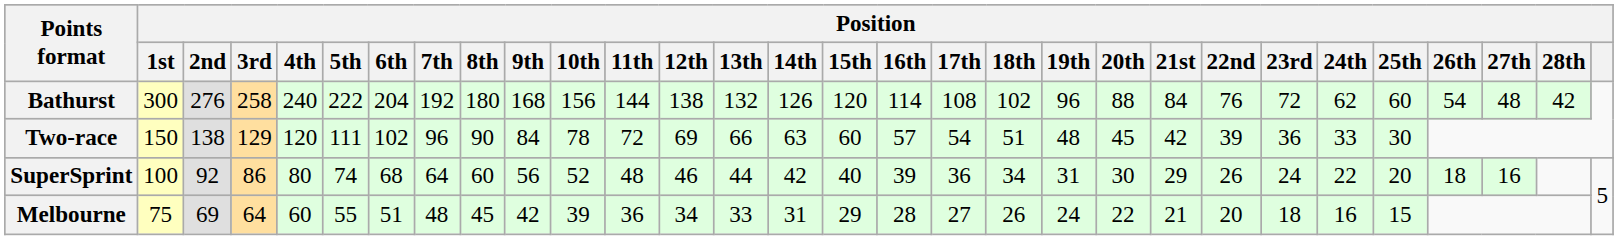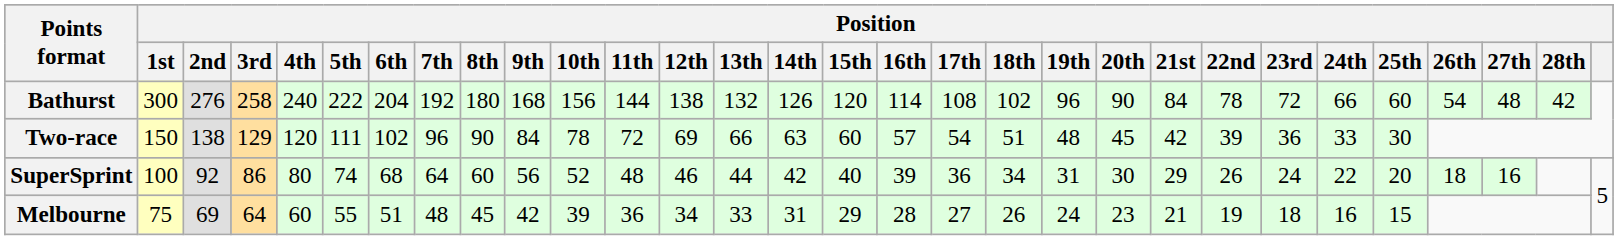(1123, 99) 88 -> (1123, 99) 90
(1231, 99) 76 -> (1231, 99) 78
(1345, 99) 62 -> (1345, 99) 66
(1123, 213) 22 -> (1123, 213) 23
(1231, 213) 20 -> (1231, 213) 19
